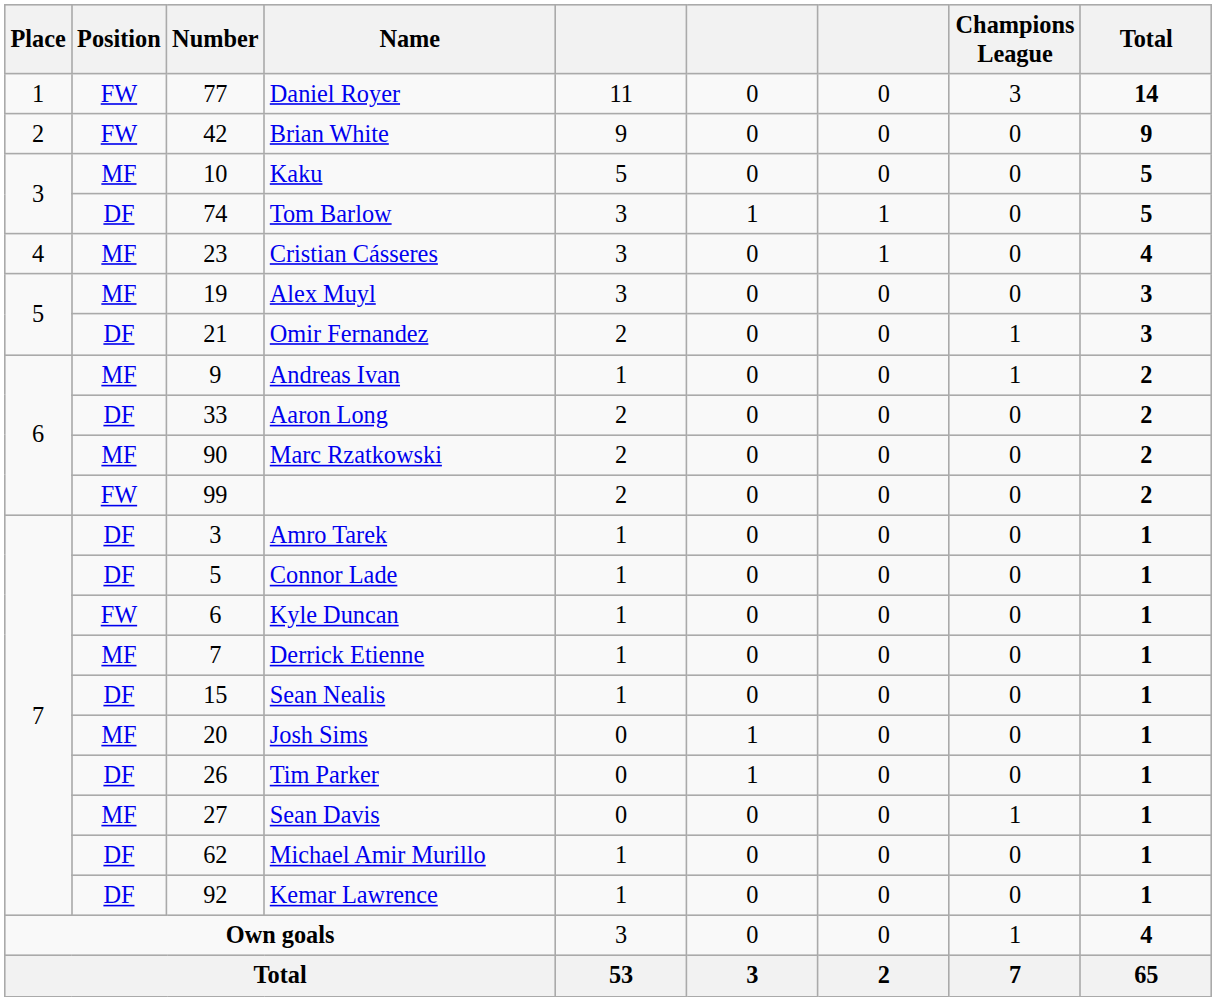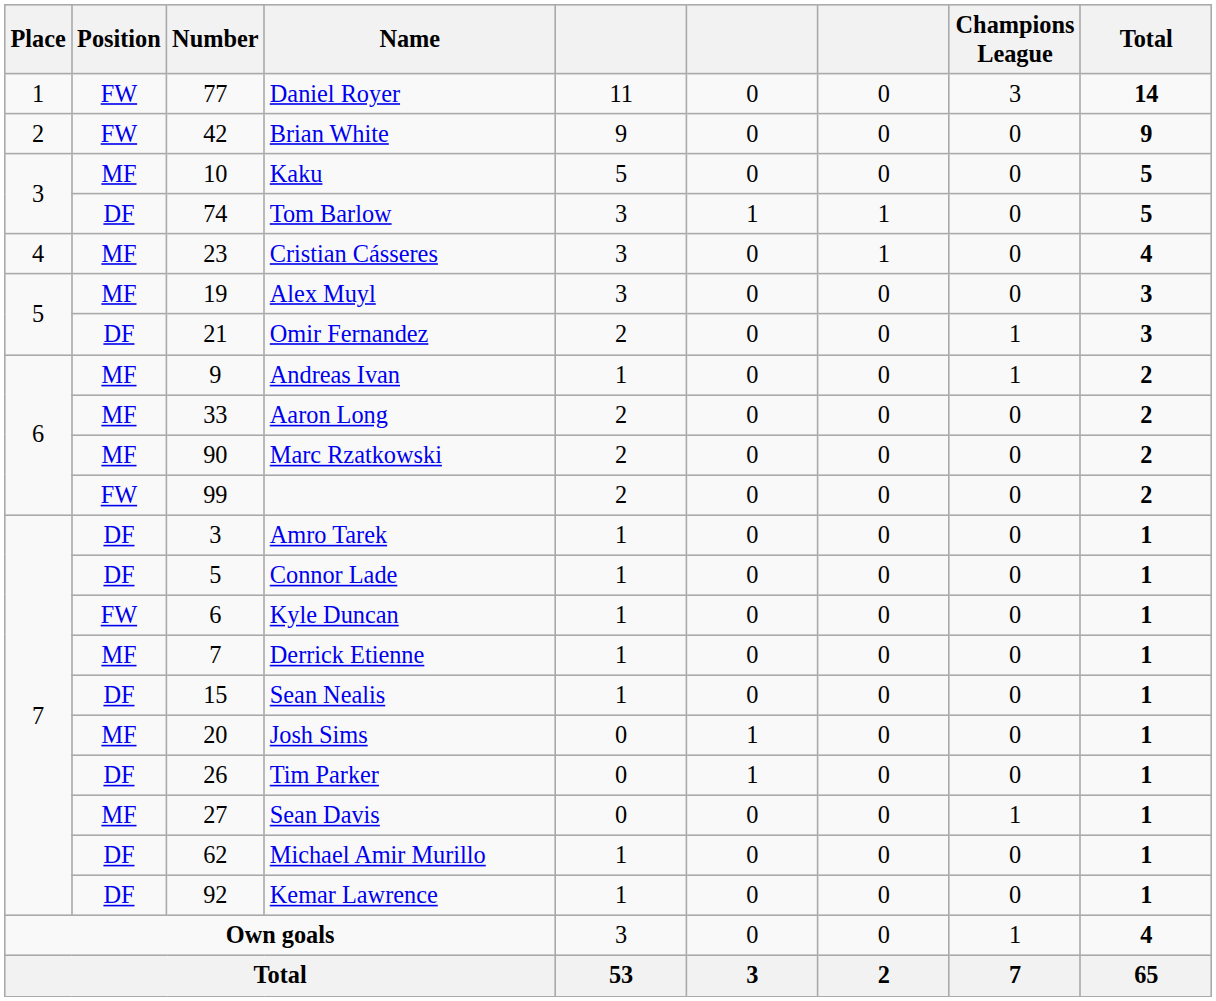(119, 414) DF -> (119, 414) MF
